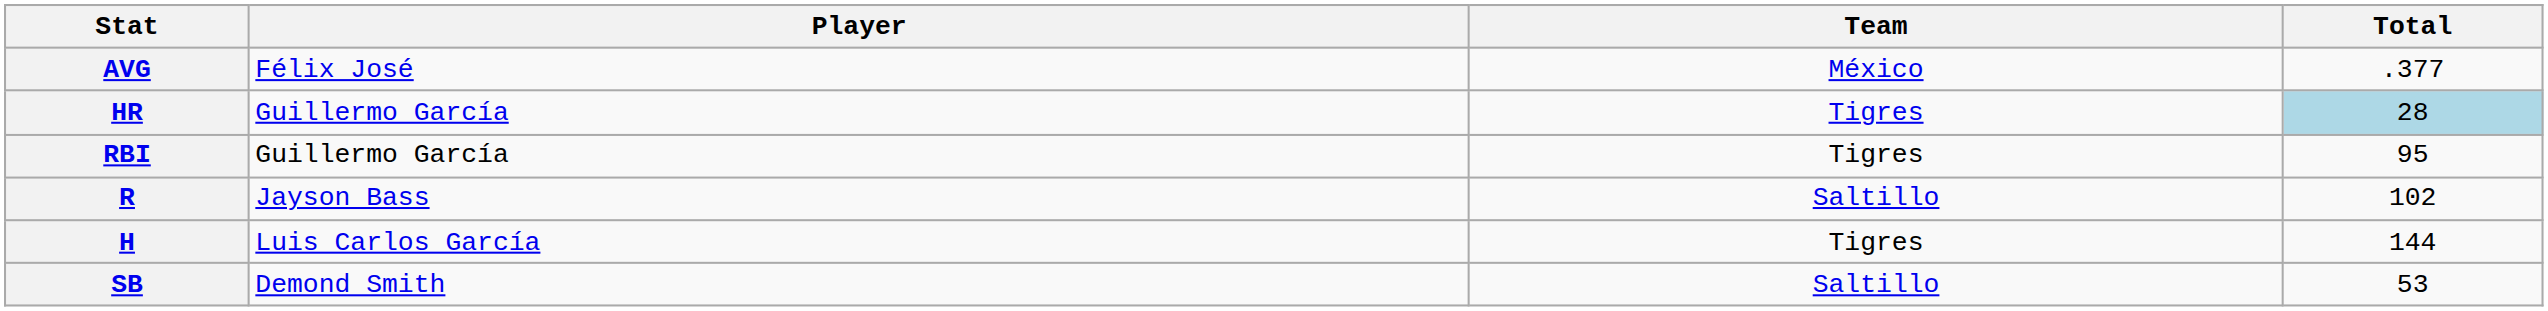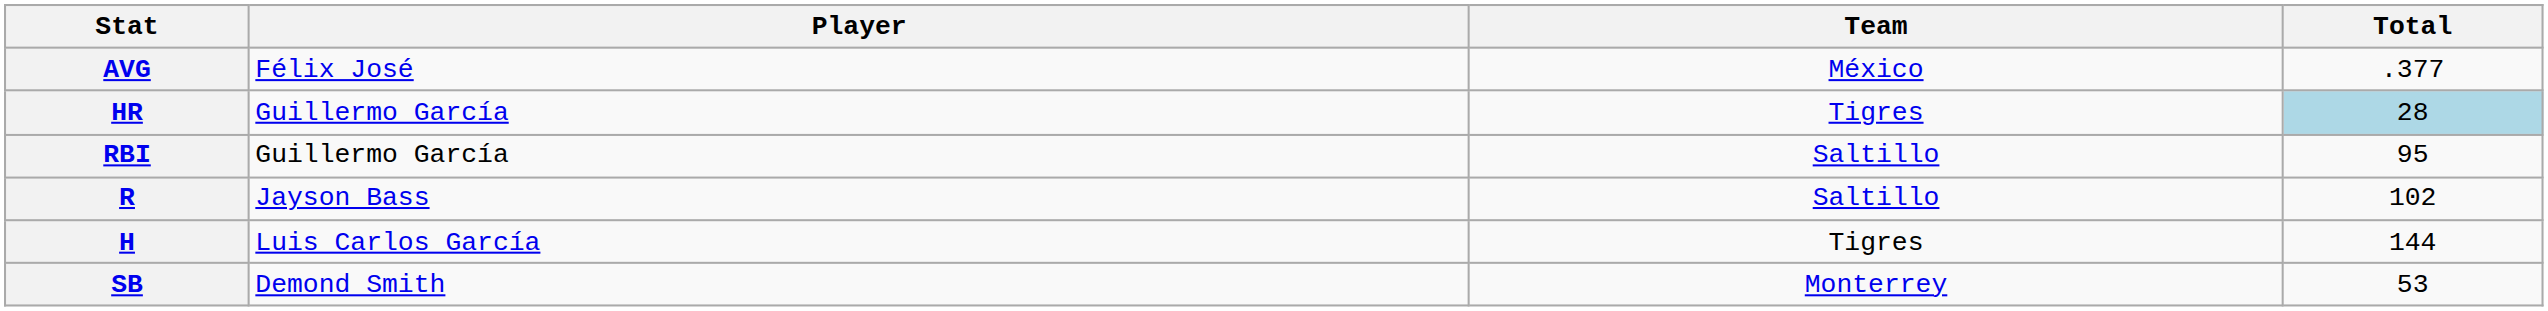(1876, 156) Tigres -> (1876, 156) Saltillo
(1876, 285) Saltillo -> (1876, 285) Monterrey
